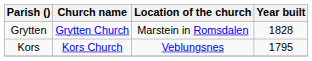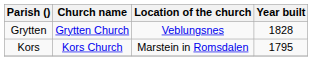(193, 30) Marstein in Romsdalen -> (193, 30) Veblungsnes
(193, 47) Veblungsnes -> (193, 47) Marstein in Romsdalen
